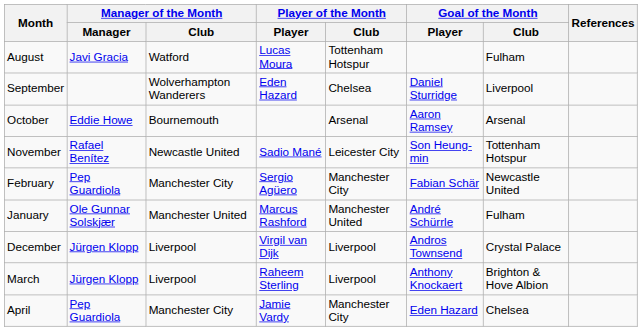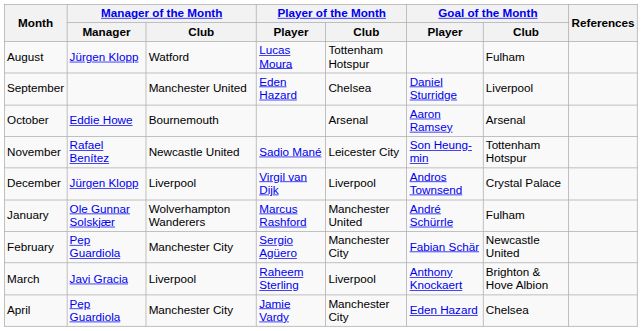(99, 57) Javi Gracia -> (104, 57) Jürgen Klopp
(189, 89) Wolverhampton Wanderers -> (198, 89) Manchester United
rows swapped: (34, 247) <-> (30, 184)
(198, 215) Manchester United -> (189, 215) Wolverhampton Wanderers
(104, 279) Jürgen Klopp -> (99, 279) Javi Gracia
